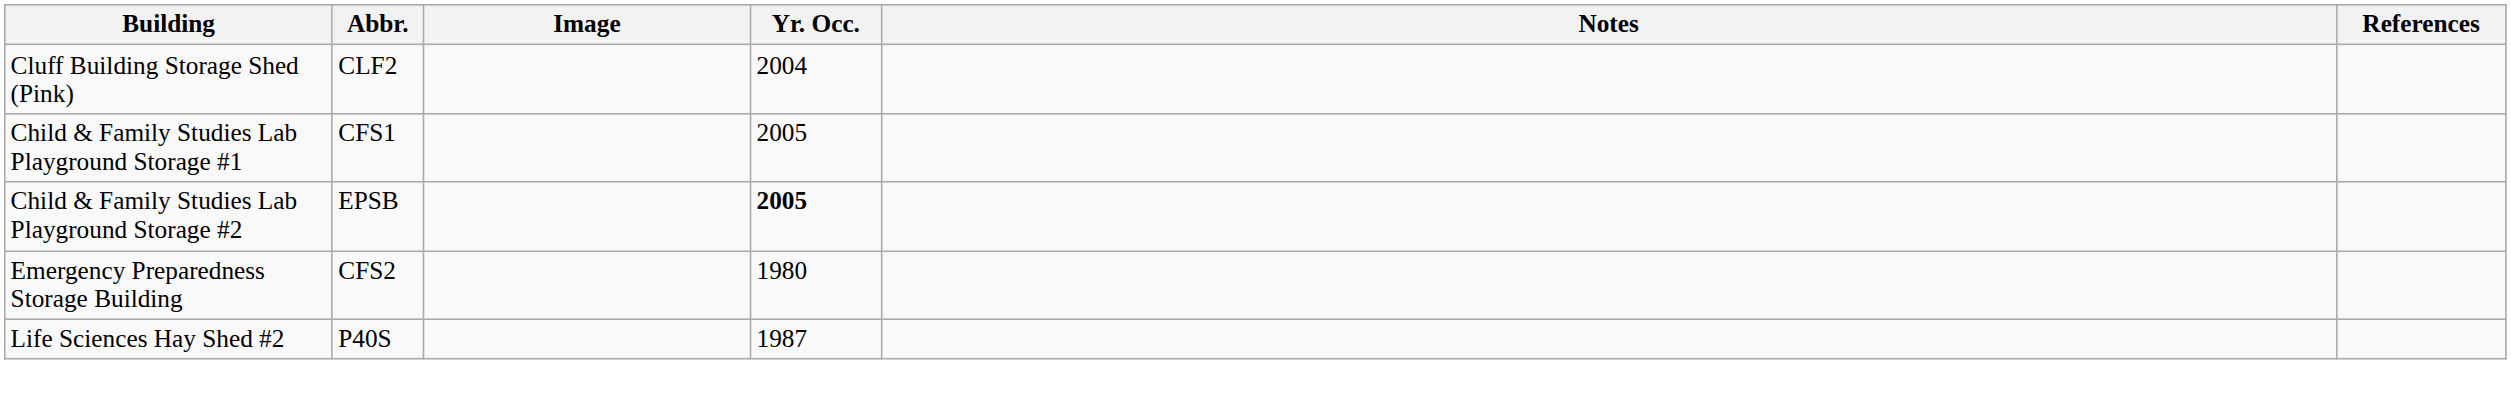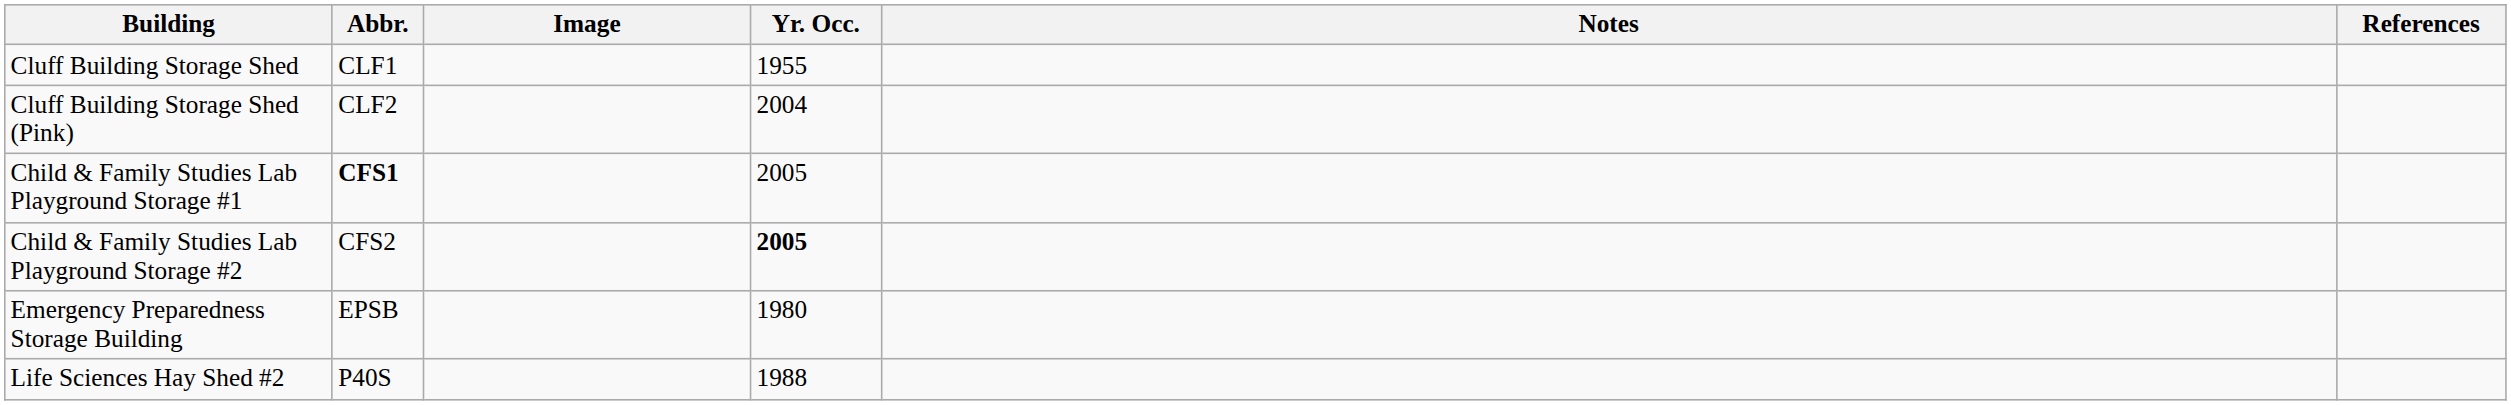+ row: (155, 64)
(367, 133) normal -> (368, 173) bold
(368, 201) EPSB -> (367, 241) CFS2
(367, 270) CFS2 -> (368, 310) EPSB
(782, 338) 1987 -> (782, 378) 1988
